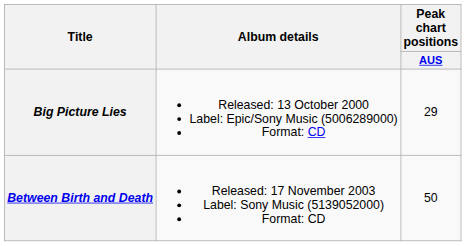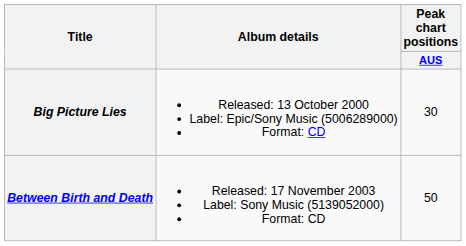(431, 112) 29 -> (431, 112) 30
